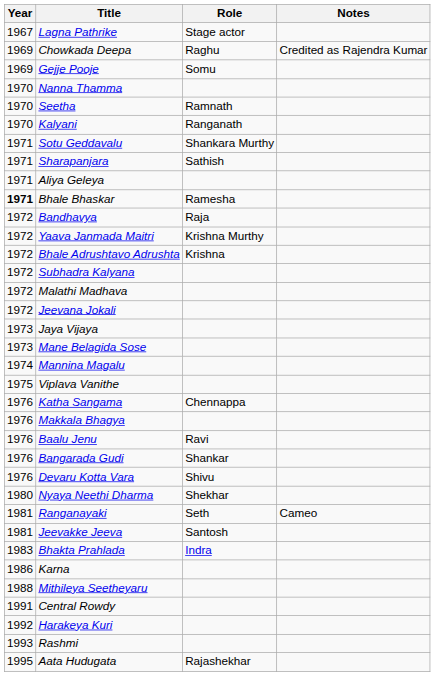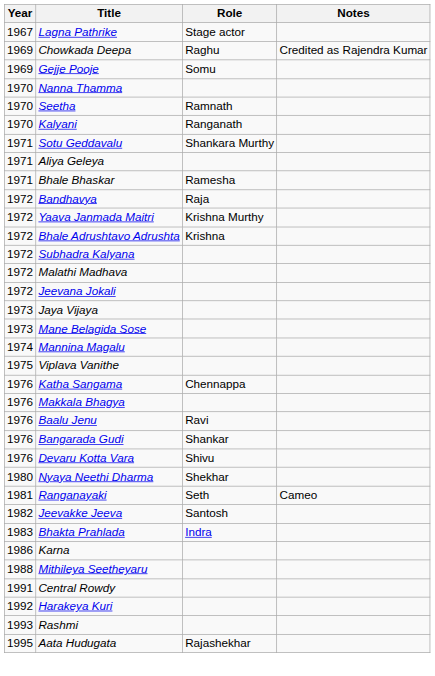- row: (73, 161)
(20, 198) bold -> (20, 180) normal
(20, 532) 1981 -> (20, 513) 1982
